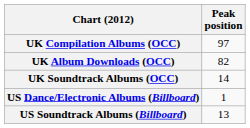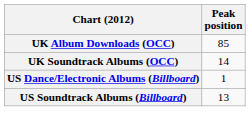- row: (103, 43)
(223, 61) 82 -> (223, 43) 85
